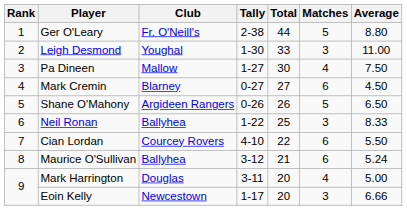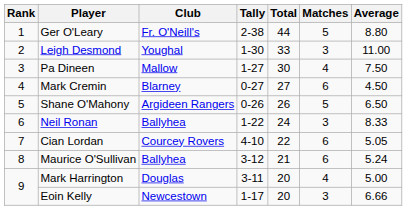(284, 123) 25 -> (284, 123) 24
(376, 141) 5.50 -> (376, 141) 5.05
